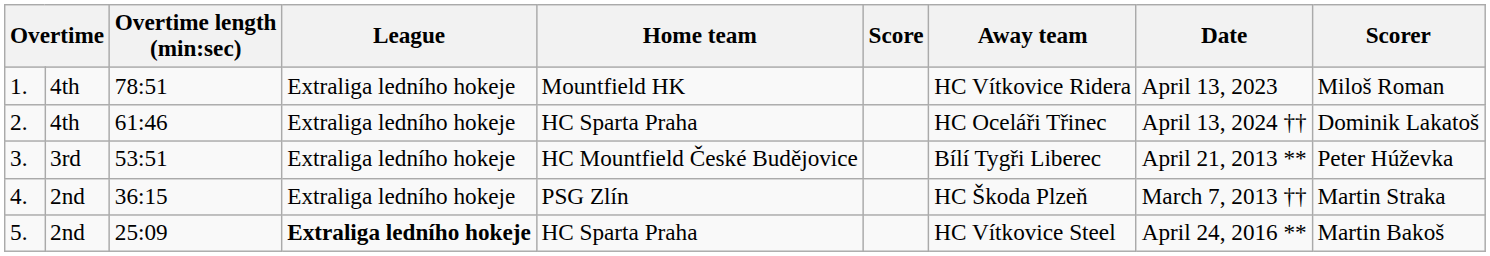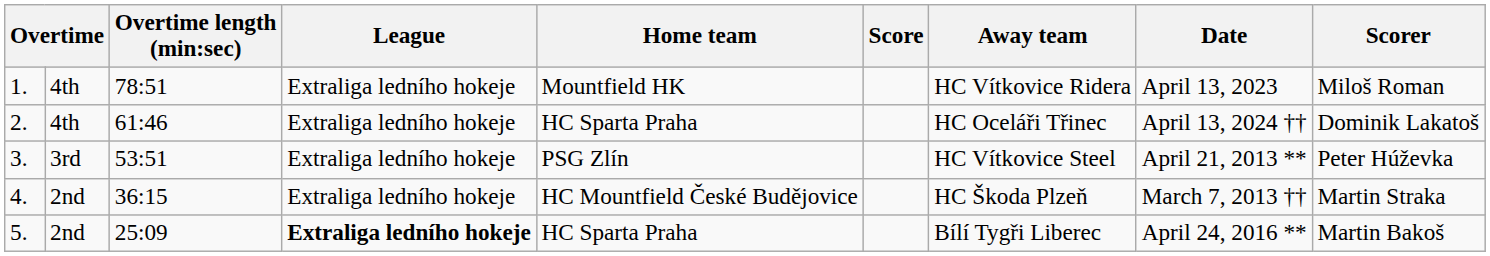(700, 159) HC Mountfield České Budějovice -> (585, 159) PSG Zlín
(1018, 159) Bílí Tygři Liberec -> (1025, 159) HC Vítkovice Steel
(585, 196) PSG Zlín -> (700, 196) HC Mountfield České Budějovice
(1025, 232) HC Vítkovice Steel -> (1018, 232) Bílí Tygři Liberec
